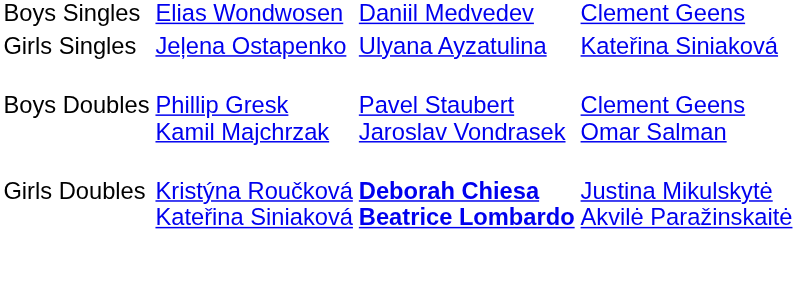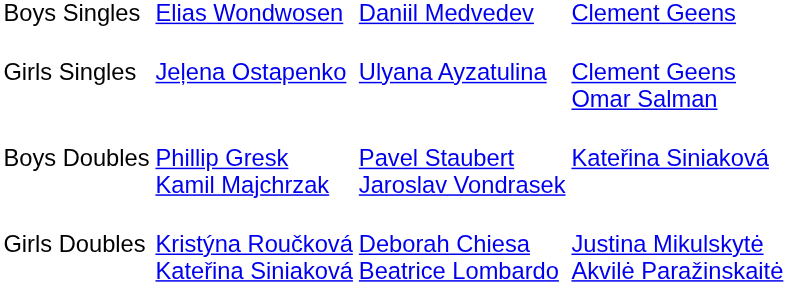(679, 46) Kateřina Siniaková -> (654, 86) Clement Geens Omar Salman
(663, 118) Clement Geens Omar Salman -> (670, 158) Kateřina Siniaková
(467, 204) bold -> (459, 257) normal
